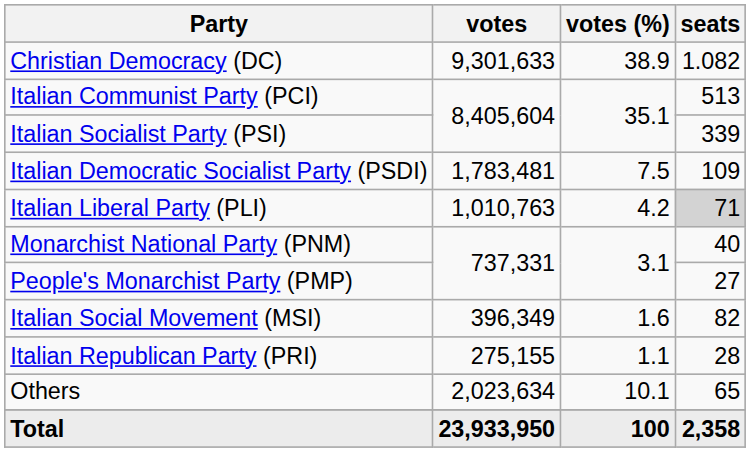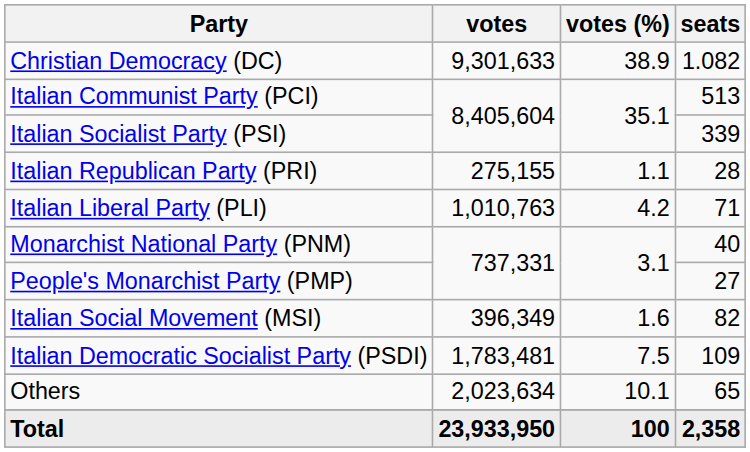rows swapped: (219, 171) <-> (164, 355)
(727, 208) lightgrey background -> (727, 208) no background
